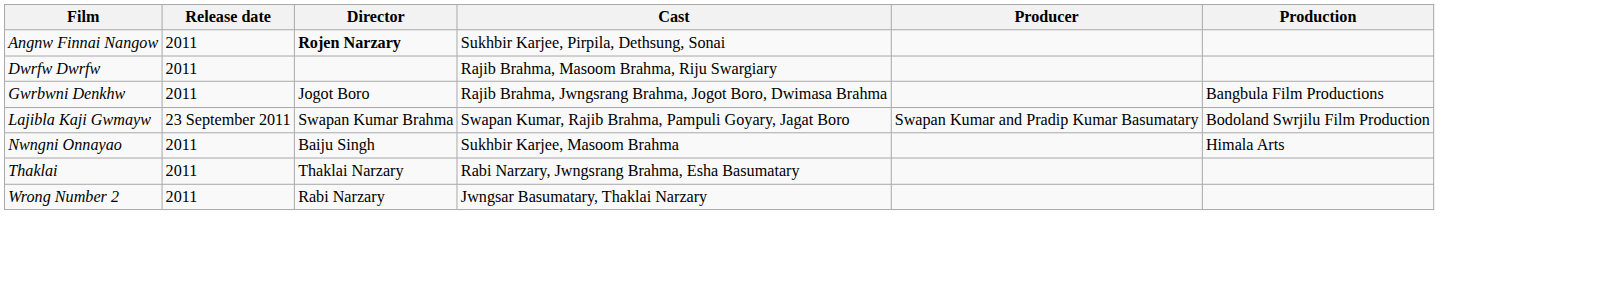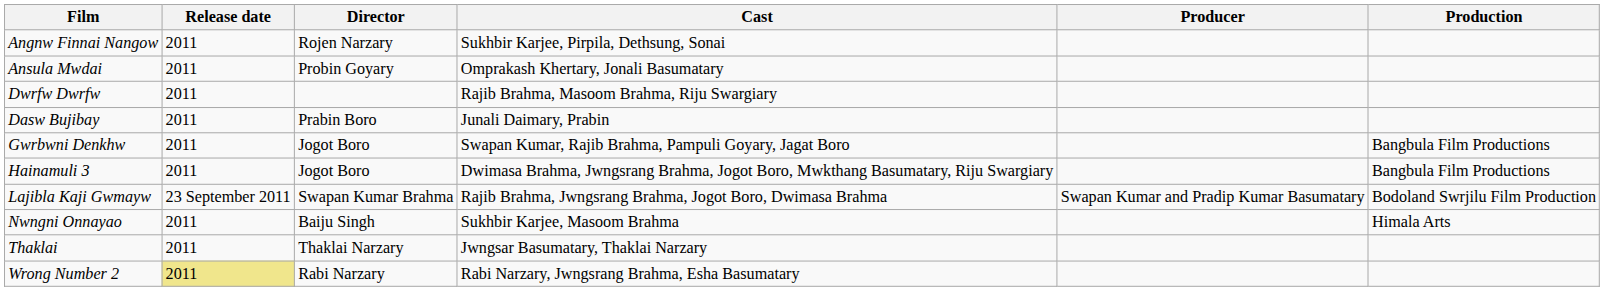(350, 42) bold -> (345, 42) normal
+ row: (55, 68)
+ row: (54, 119)
(674, 94) Rajib Brahma, Jwngsrang Brahma, Jogot Boro, Dwimasa Brahma -> (655, 145) Swapan Kumar, Rajib Brahma, Pampuli Goyary, Jagat Boro
+ row: (49, 171)
(655, 119) Swapan Kumar, Rajib Brahma, Pampuli Goyary, Jagat Boro -> (674, 196) Rajib Brahma, Jwngsrang Brahma, Jogot Boro, Dwimasa Brahma
(630, 171) Rabi Narzary, Jwngsrang Brahma, Esha Basumatary -> (584, 247) Jwngsar Basumatary, Thaklai Narzary
(181, 196) no background -> (181, 273) khaki background
(584, 196) Jwngsar Basumatary, Thaklai Narzary -> (630, 273) Rabi Narzary, Jwngsrang Brahma, Esha Basumatary
